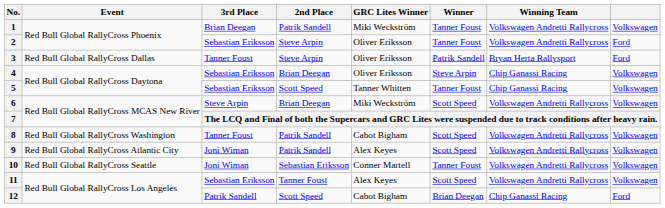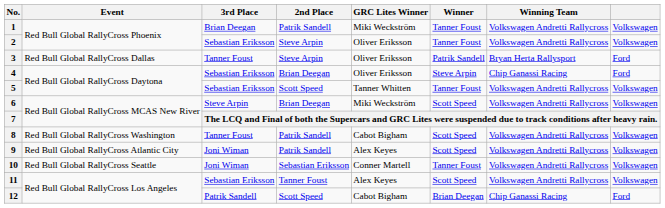(621, 42) Ford -> (635, 42) Volkswagen
(635, 73) Volkswagen -> (621, 73) Ford
(528, 88) Chip Ganassi Racing -> (549, 88) Volkswagen Andretti Rallycross
